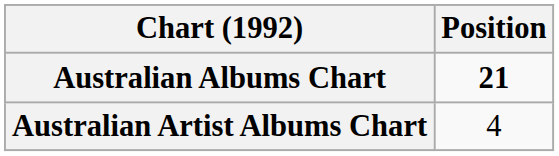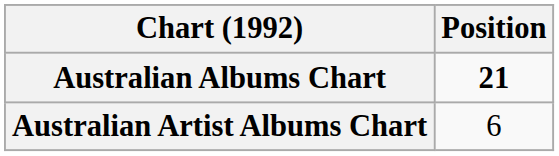(494, 125) 4 -> (494, 125) 6
